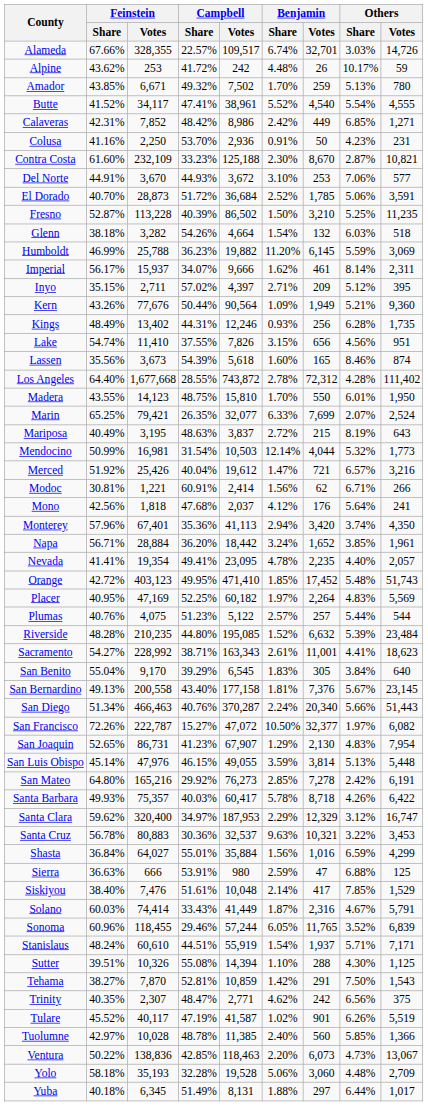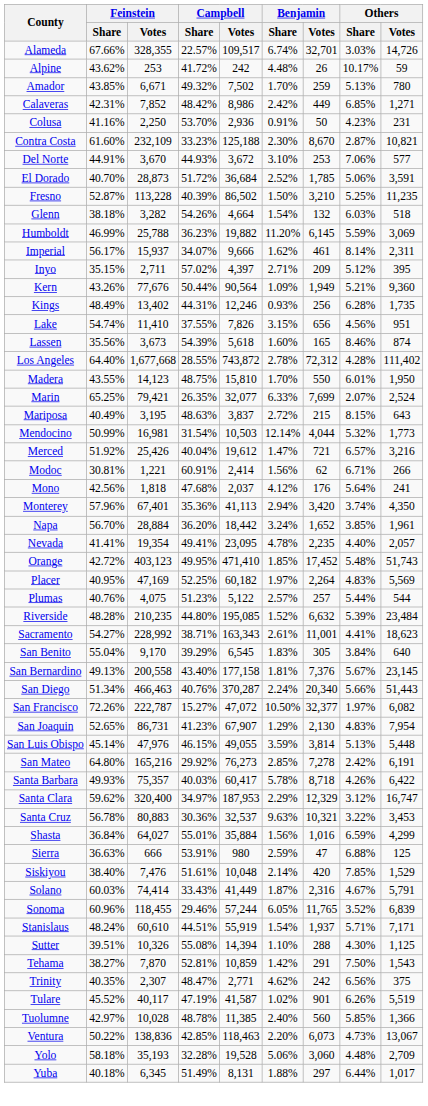- row: (45, 104)
(360, 433) 8.19% -> (360, 415) 8.15%
(107, 543) 56.71% -> (107, 525) 56.70%
(322, 890) 417 -> (322, 872) 420
